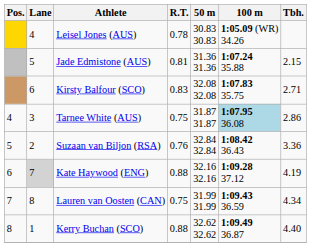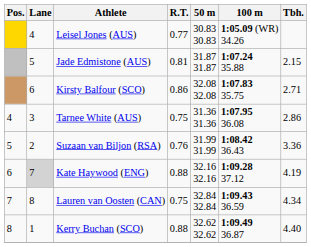(179, 34) 0.78 -> (179, 34) 0.77
(205, 62) 31.36 31.36 -> (205, 62) 31.87 31.87
(179, 90) 0.83 -> (179, 90) 0.86
(205, 117) 31.87 31.87 -> (205, 117) 31.36 31.36
(237, 117) lightblue background -> (237, 117) no background
(205, 145) 32.84 32.84 -> (205, 145) 31.99 31.99
(205, 201) 31.99 31.99 -> (205, 201) 32.84 32.84
